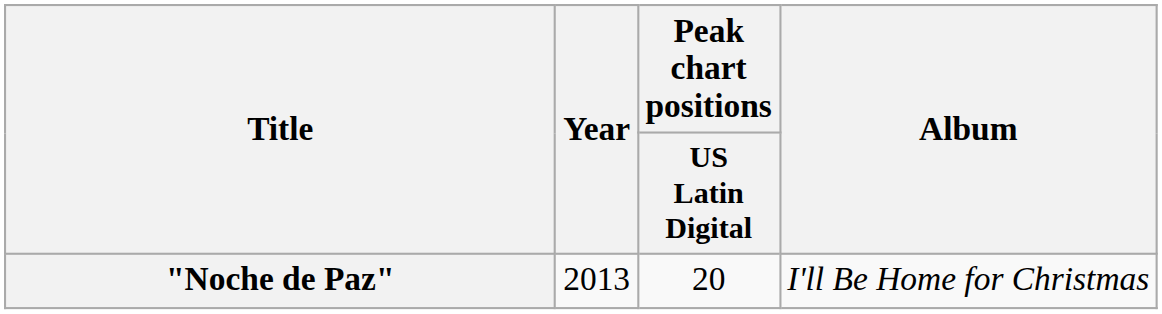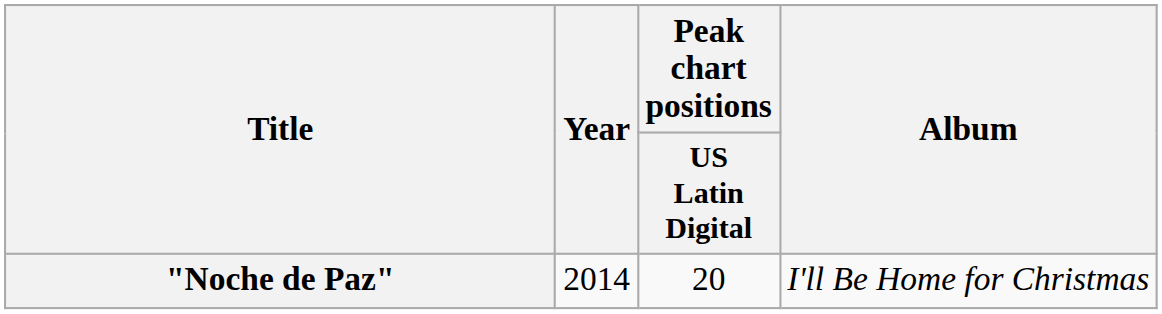(597, 279) 2013 -> (597, 279) 2014
